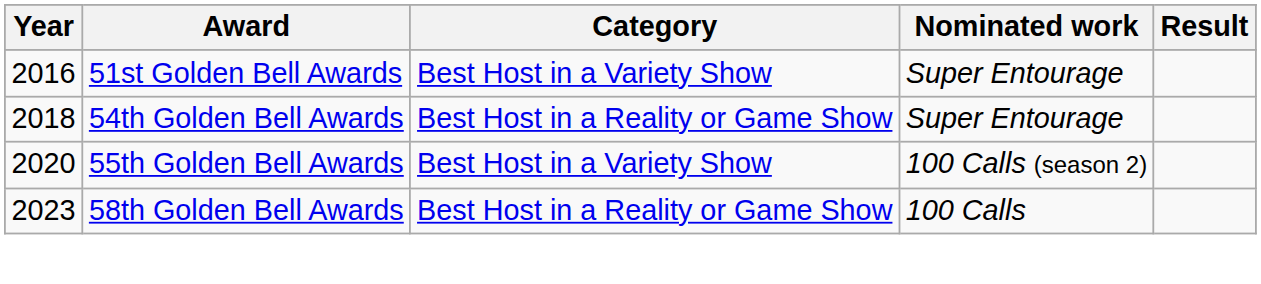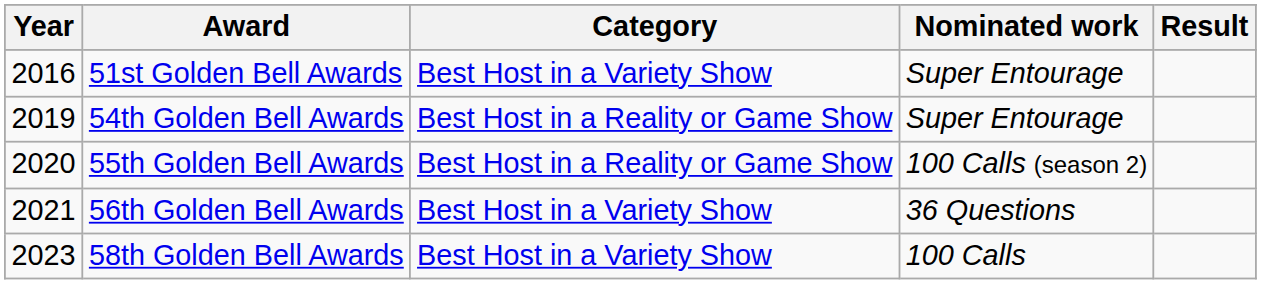(44, 118) 2018 -> (44, 118) 2019
(594, 164) Best Host in a Variety Show -> (655, 164) Best Host in a Reality or Game Show
+ row: (246, 210)
(655, 210) Best Host in a Reality or Game Show -> (594, 255) Best Host in a Variety Show
